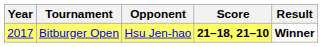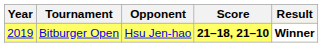(20, 33) 2017 -> (20, 33) 2019
